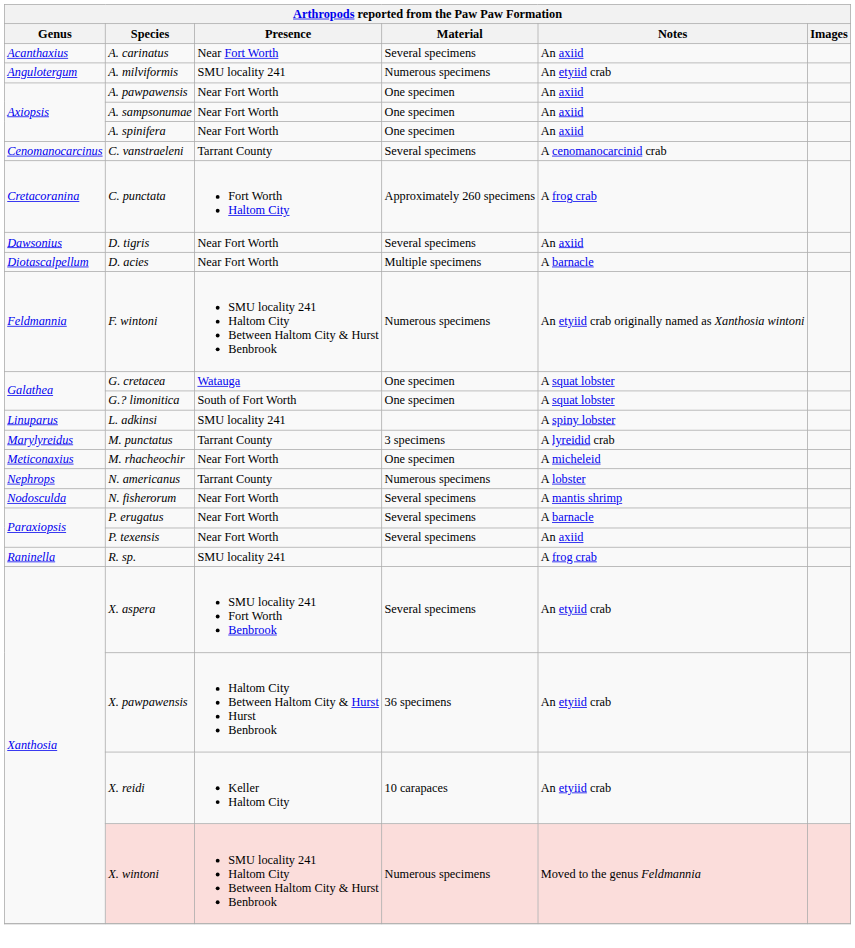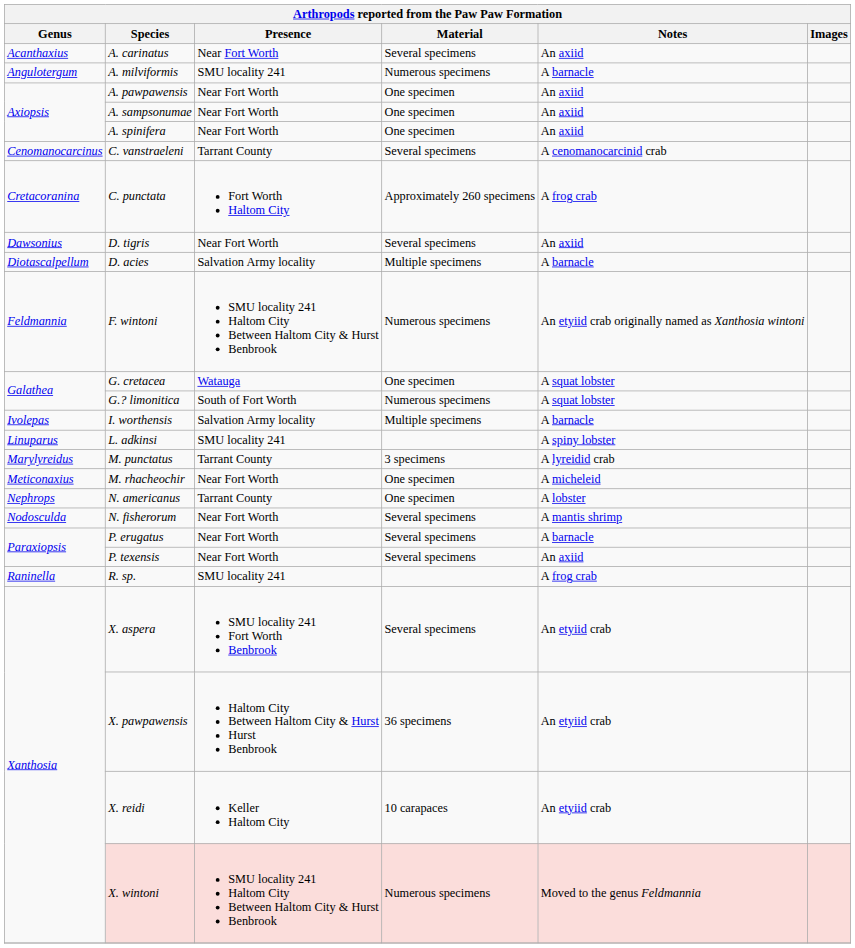(576, 72) An etyiid crab -> (567, 72) A barnacle
(238, 262) Near Fort Worth -> (256, 262) Salvation Army locality
(420, 400) One specimen -> (437, 400) Numerous specimens
+ row: (140, 420)
(437, 478) Numerous specimens -> (420, 498) One specimen
